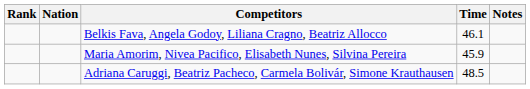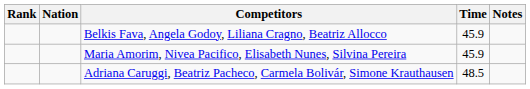(473, 34) 46.1 -> (473, 34) 45.9
